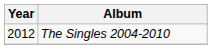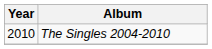(21, 34) 2012 -> (21, 34) 2010
